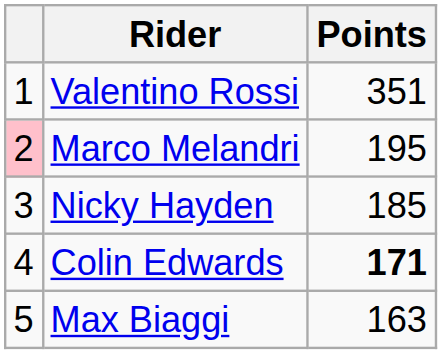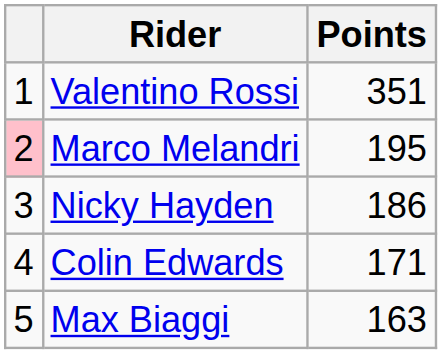(397, 206) 185 -> (397, 206) 186
(397, 263) bold -> (397, 263) normal
